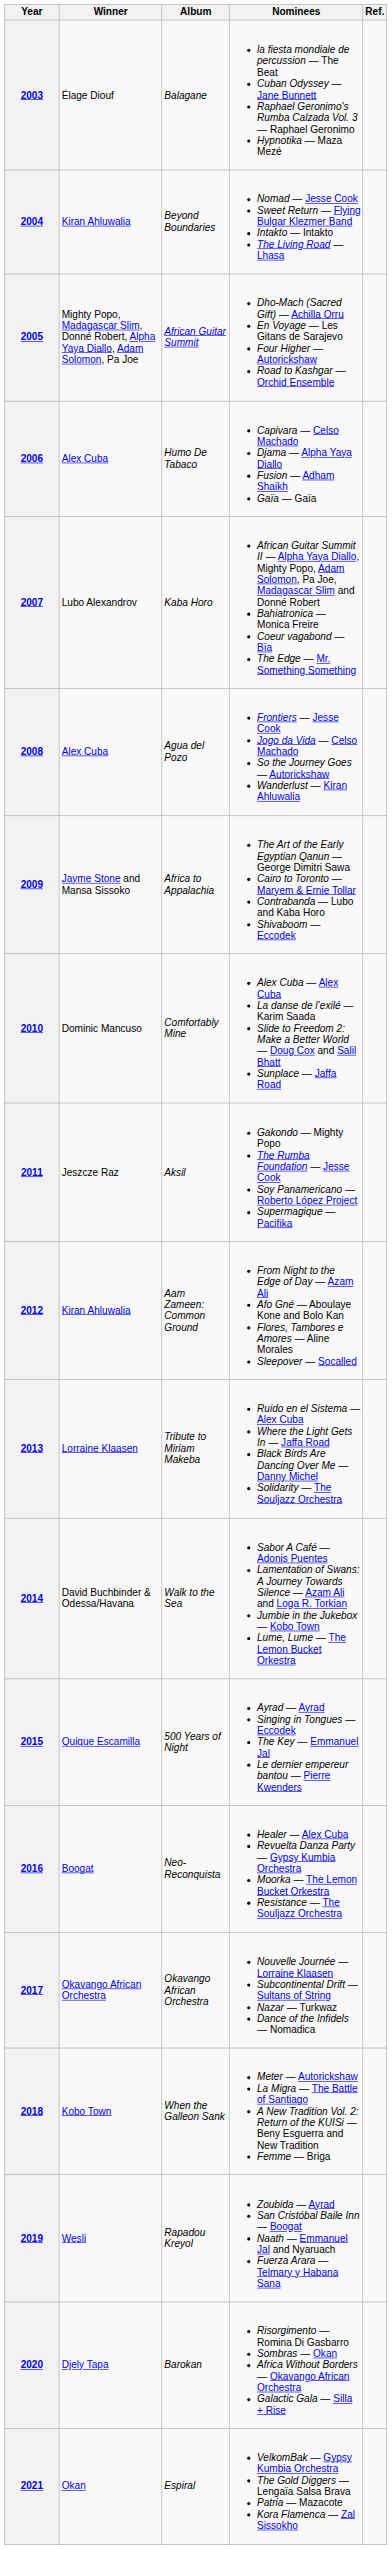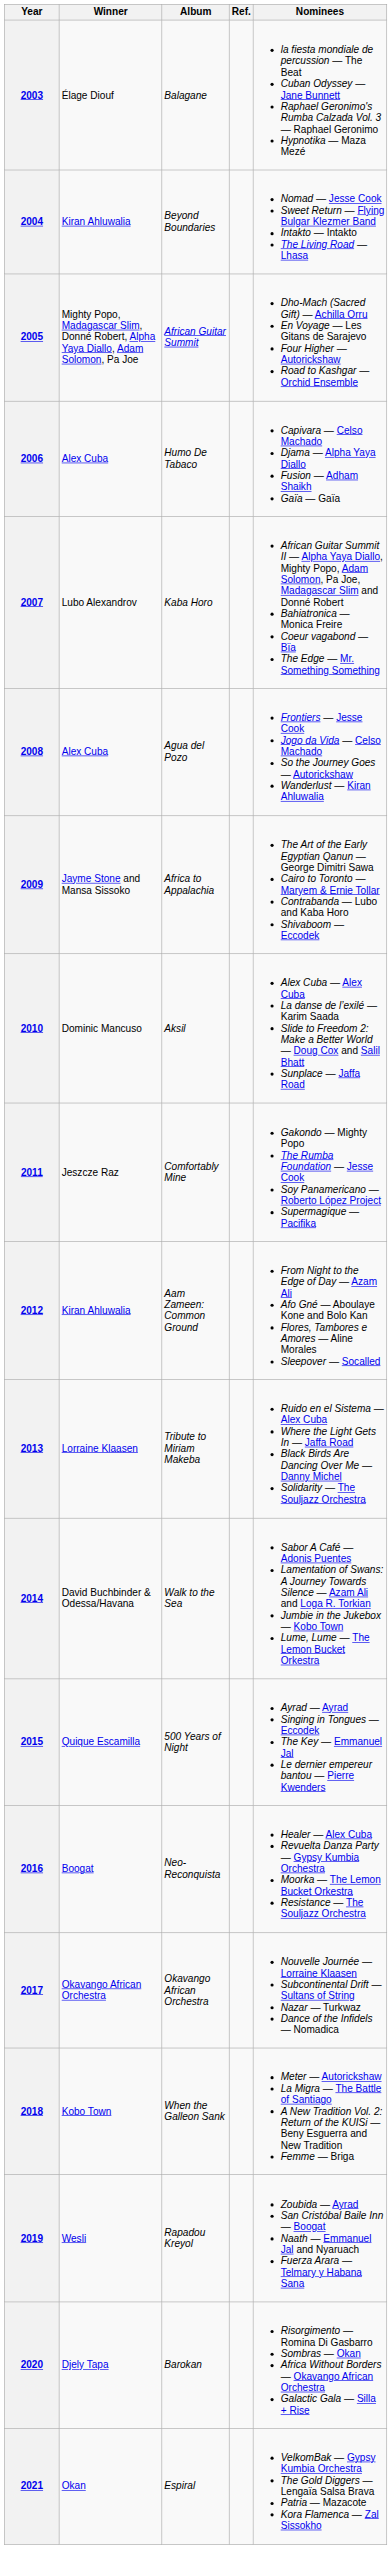columns swapped: (296, 12) <-> (375, 12)
(191, 1028) Comfortably Mine -> (175, 1028) Aksil
(175, 1172) Aksil -> (191, 1172) Comfortably Mine
